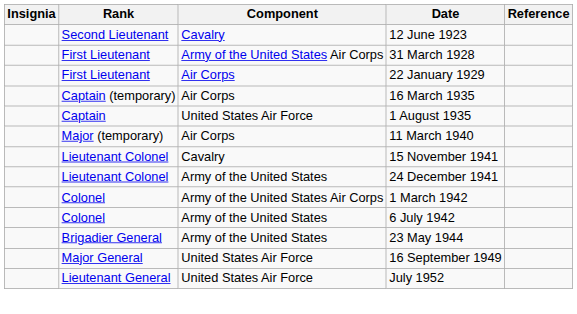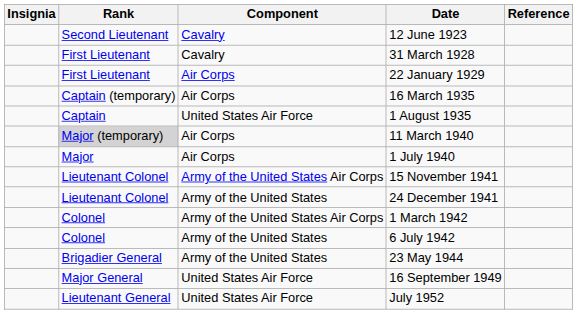(282, 55) Army of the United States Air Corps -> (203, 55) Cavalry
(112, 136) no background -> (112, 136) lightgrey background
+ row: (422, 156)
(203, 156) Cavalry -> (282, 177) Army of the United States Air Corps
